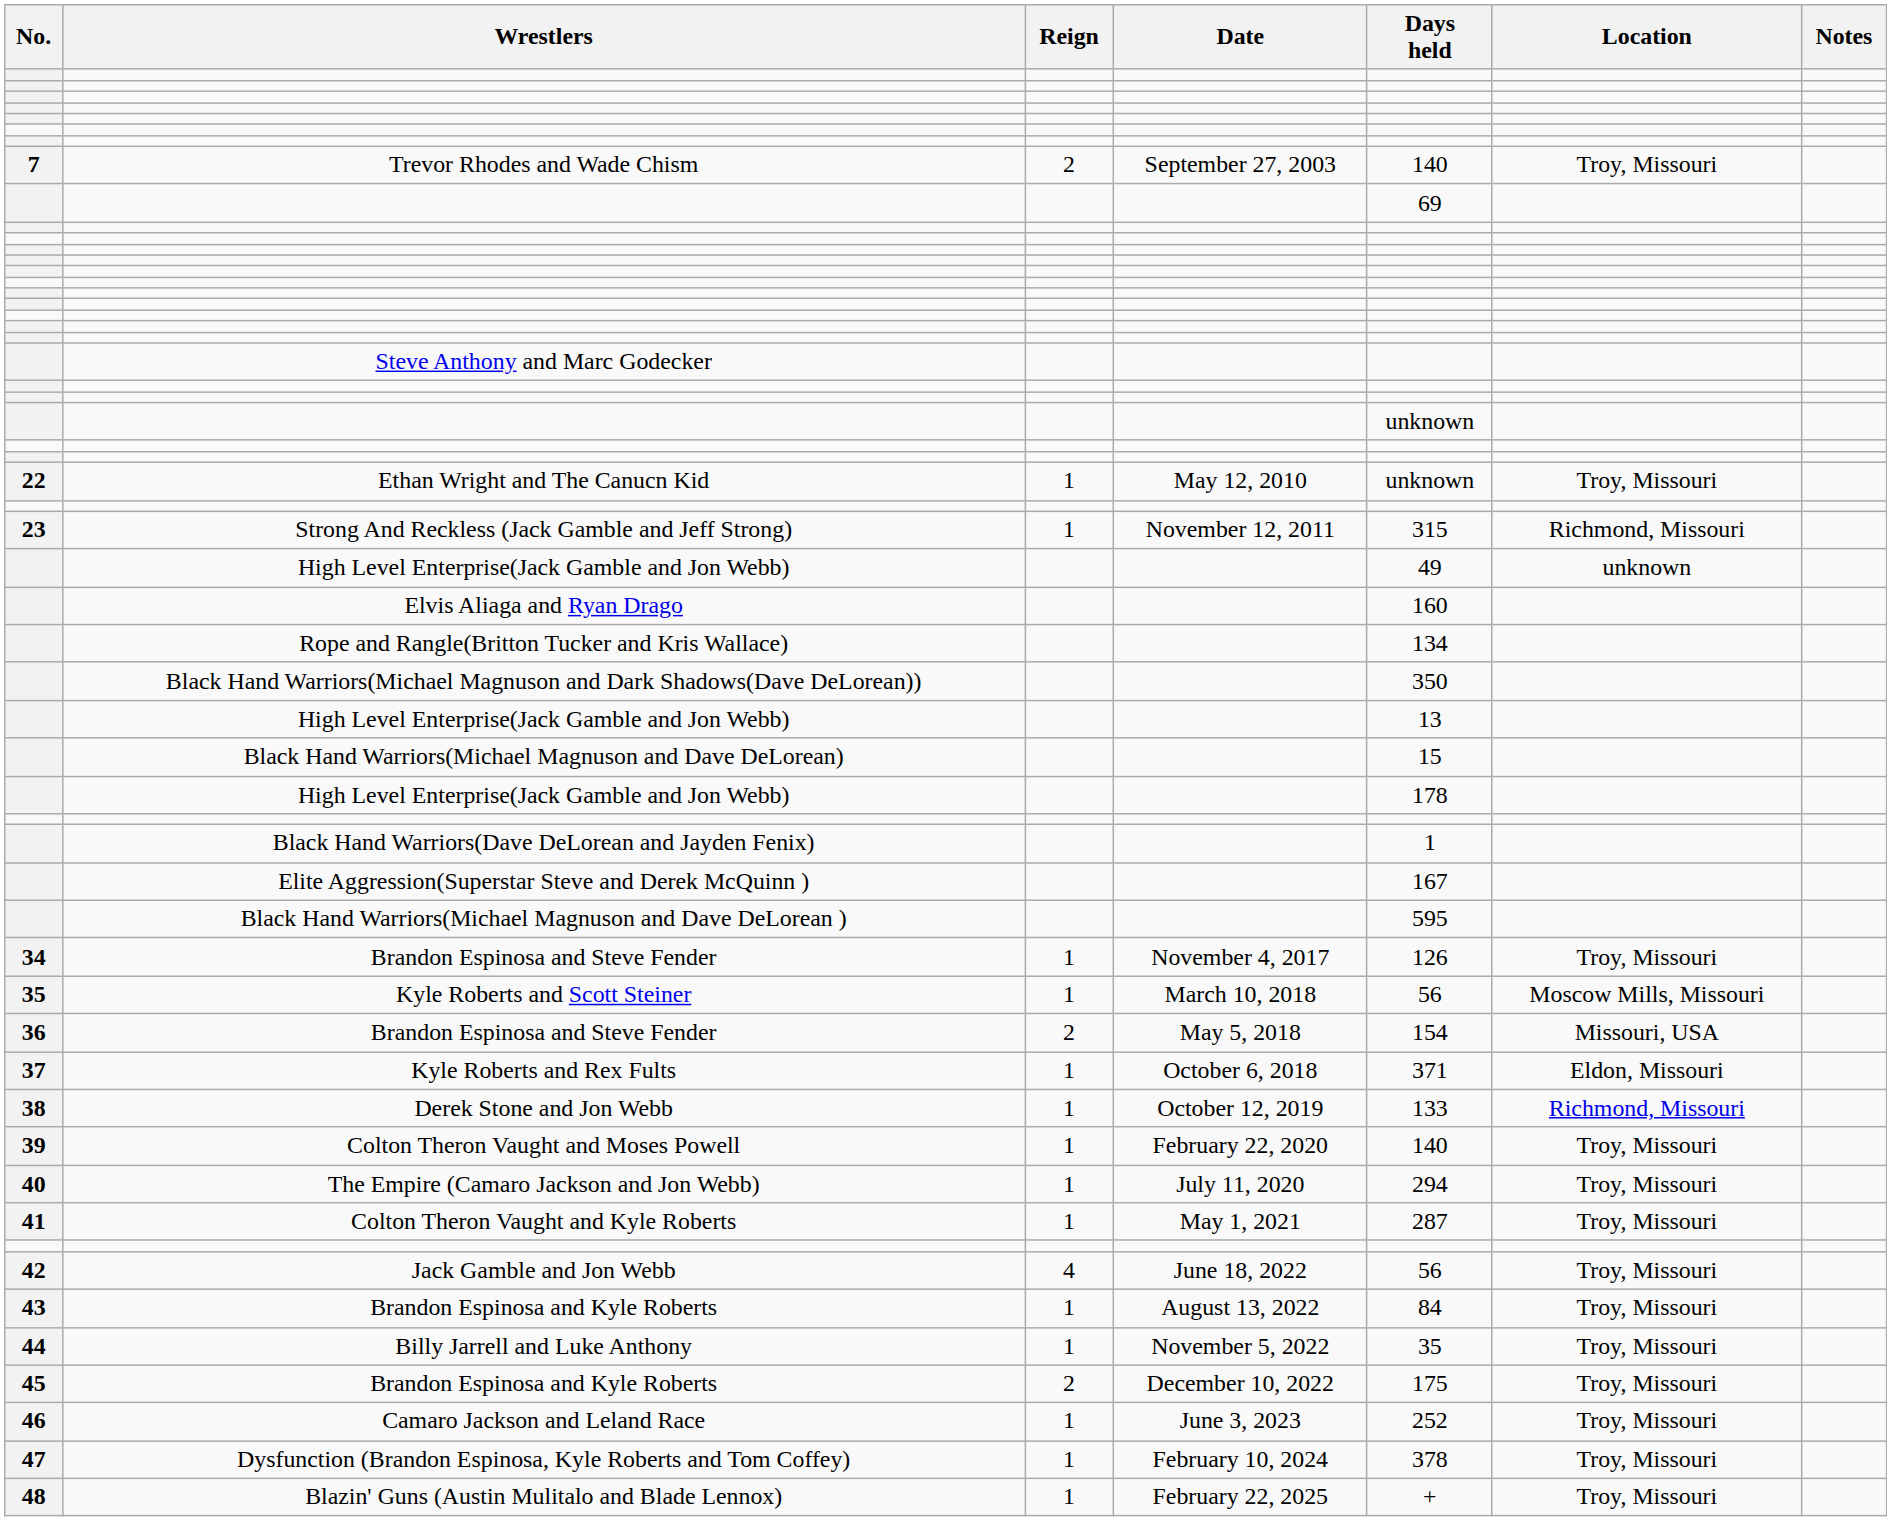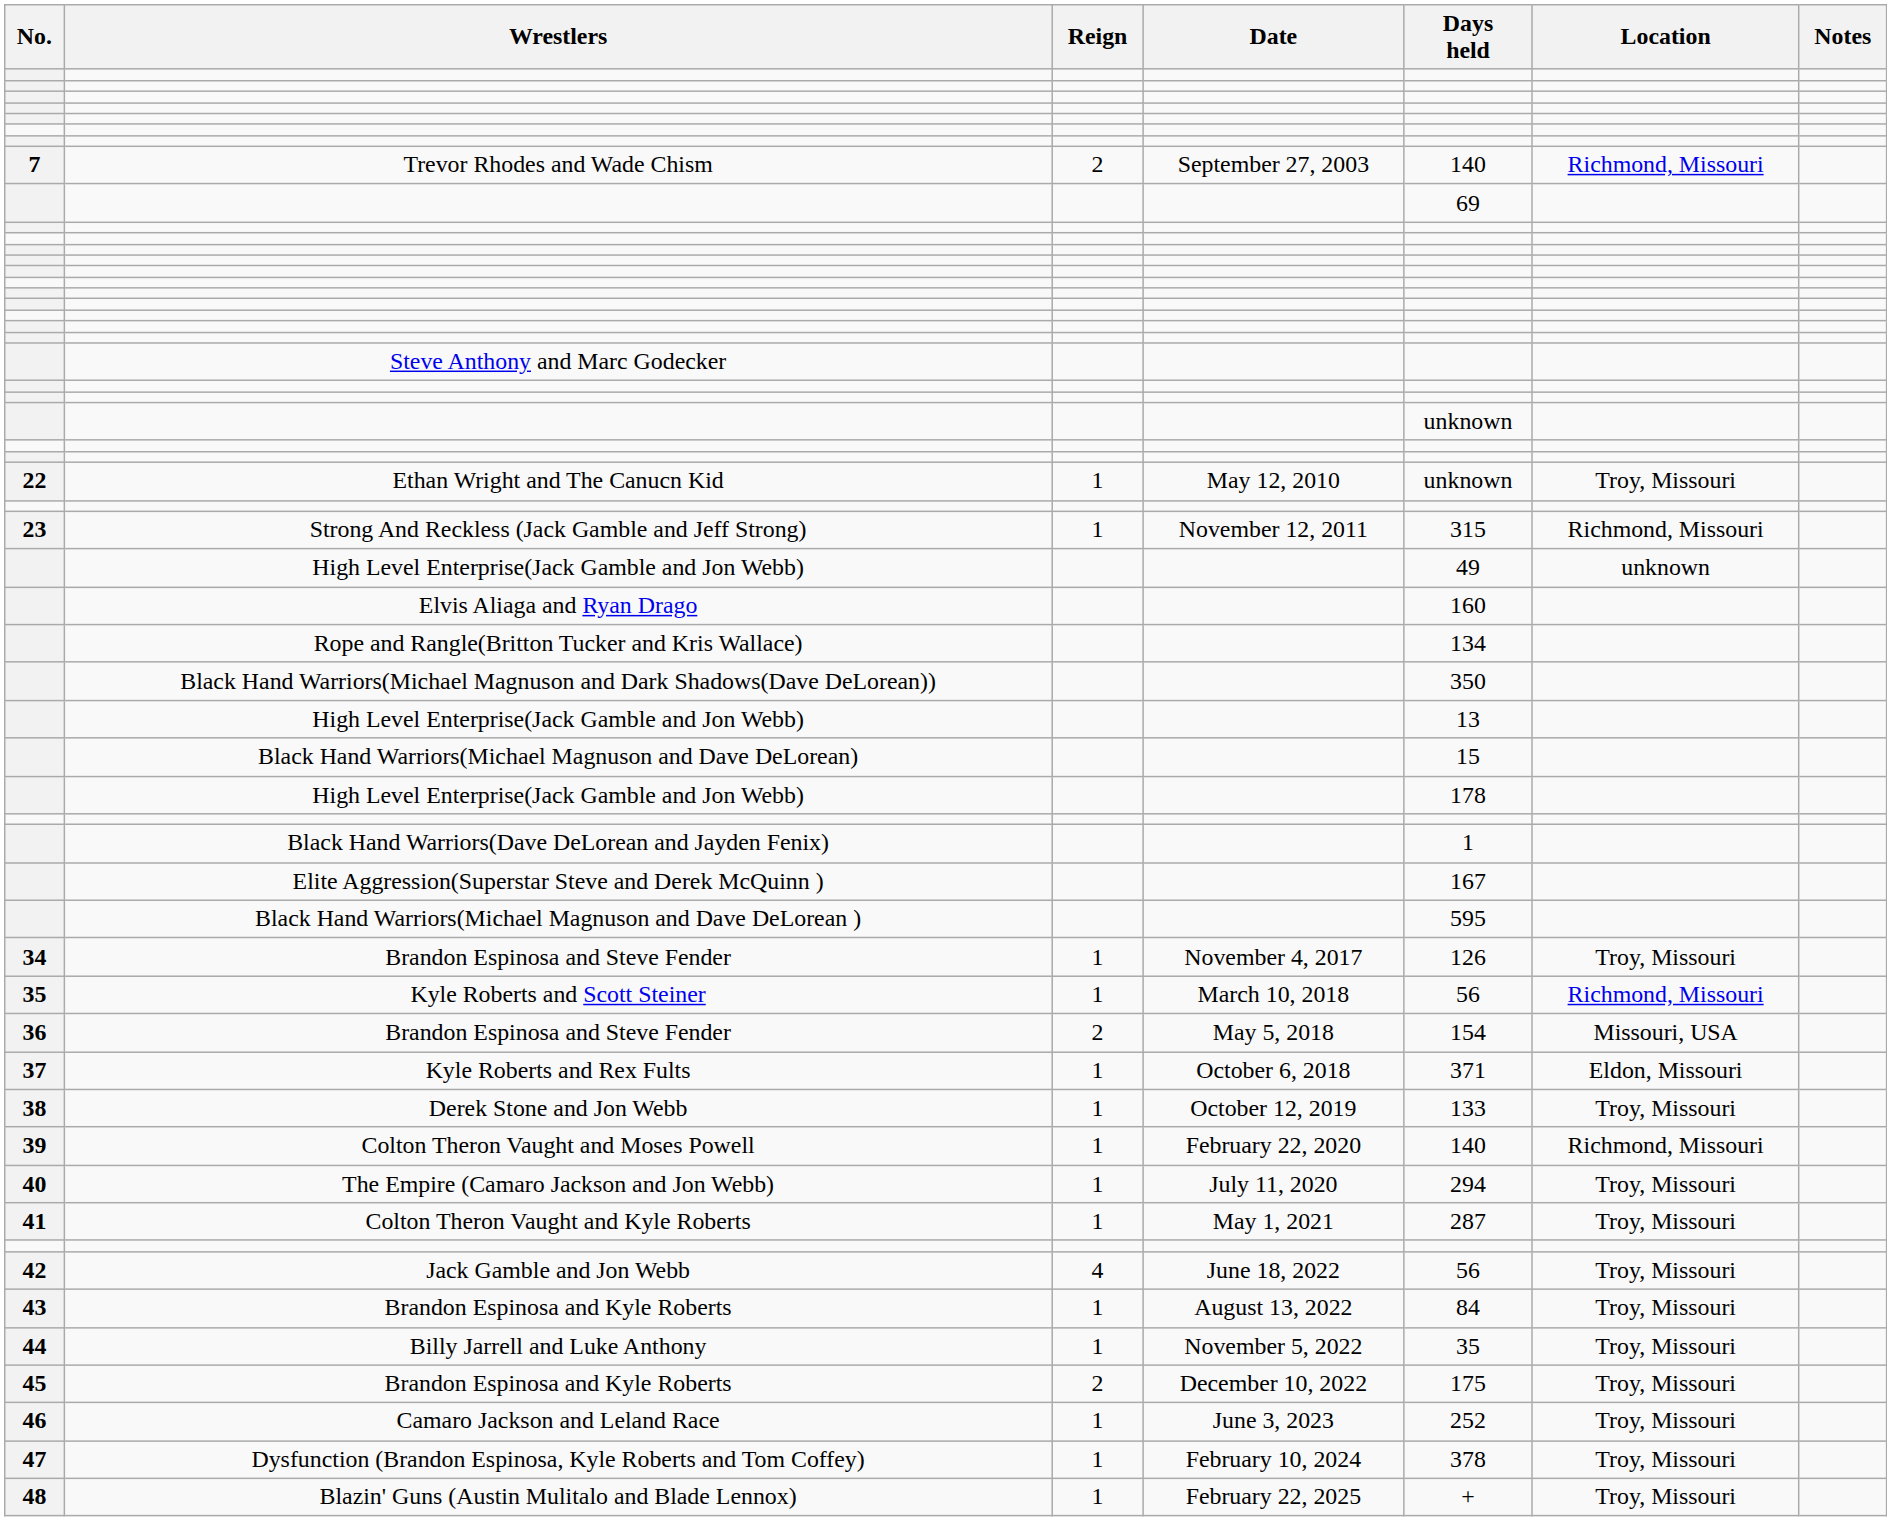(1647, 164) Troy, Missouri -> (1666, 164) Richmond, Missouri
(1647, 994) Moscow Mills, Missouri -> (1666, 994) Richmond, Missouri
(1647, 1107) Richmond, Missouri -> (1666, 1107) Troy, Missouri
(1647, 1145) Troy, Missouri -> (1666, 1145) Richmond, Missouri
